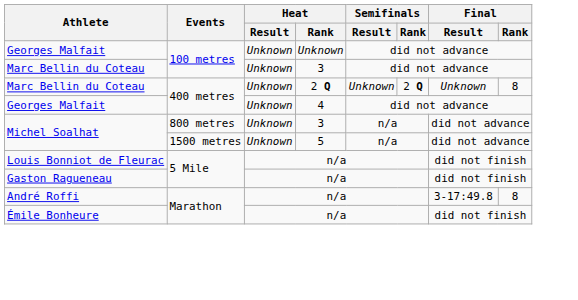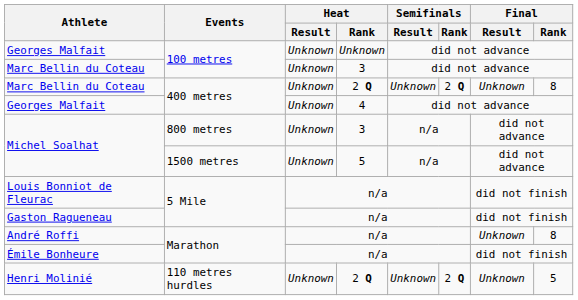(463, 196) 3-17:49.8 -> (502, 235) Unknown
+ row: (50, 278)
